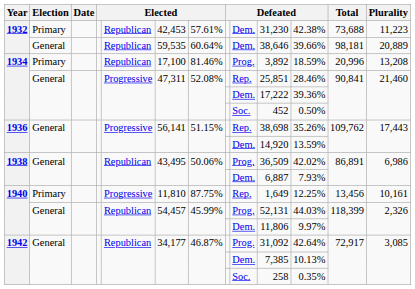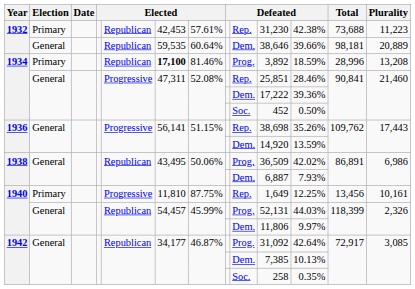(244, 29) Dem. -> (242, 29) Rep.
(172, 62) normal -> (172, 62) bold
(350, 62) 20,996 -> (350, 62) 28,996
